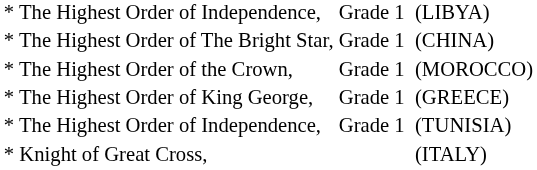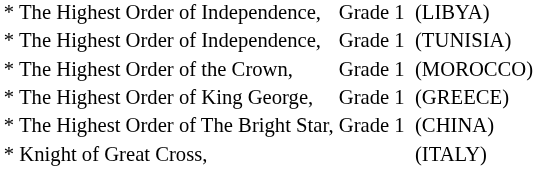rows swapped: (162, 125) <-> (169, 40)
